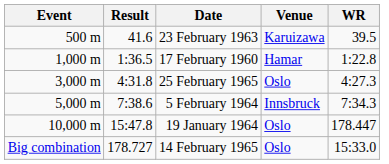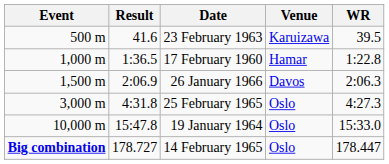+ row: (217, 81)
- row: (212, 103)
(354, 125) 178.447 -> (360, 125) 15:33.0
(54, 147) normal -> (57, 147) bold
(355, 147) 15:33.0 -> (358, 147) 178.447
